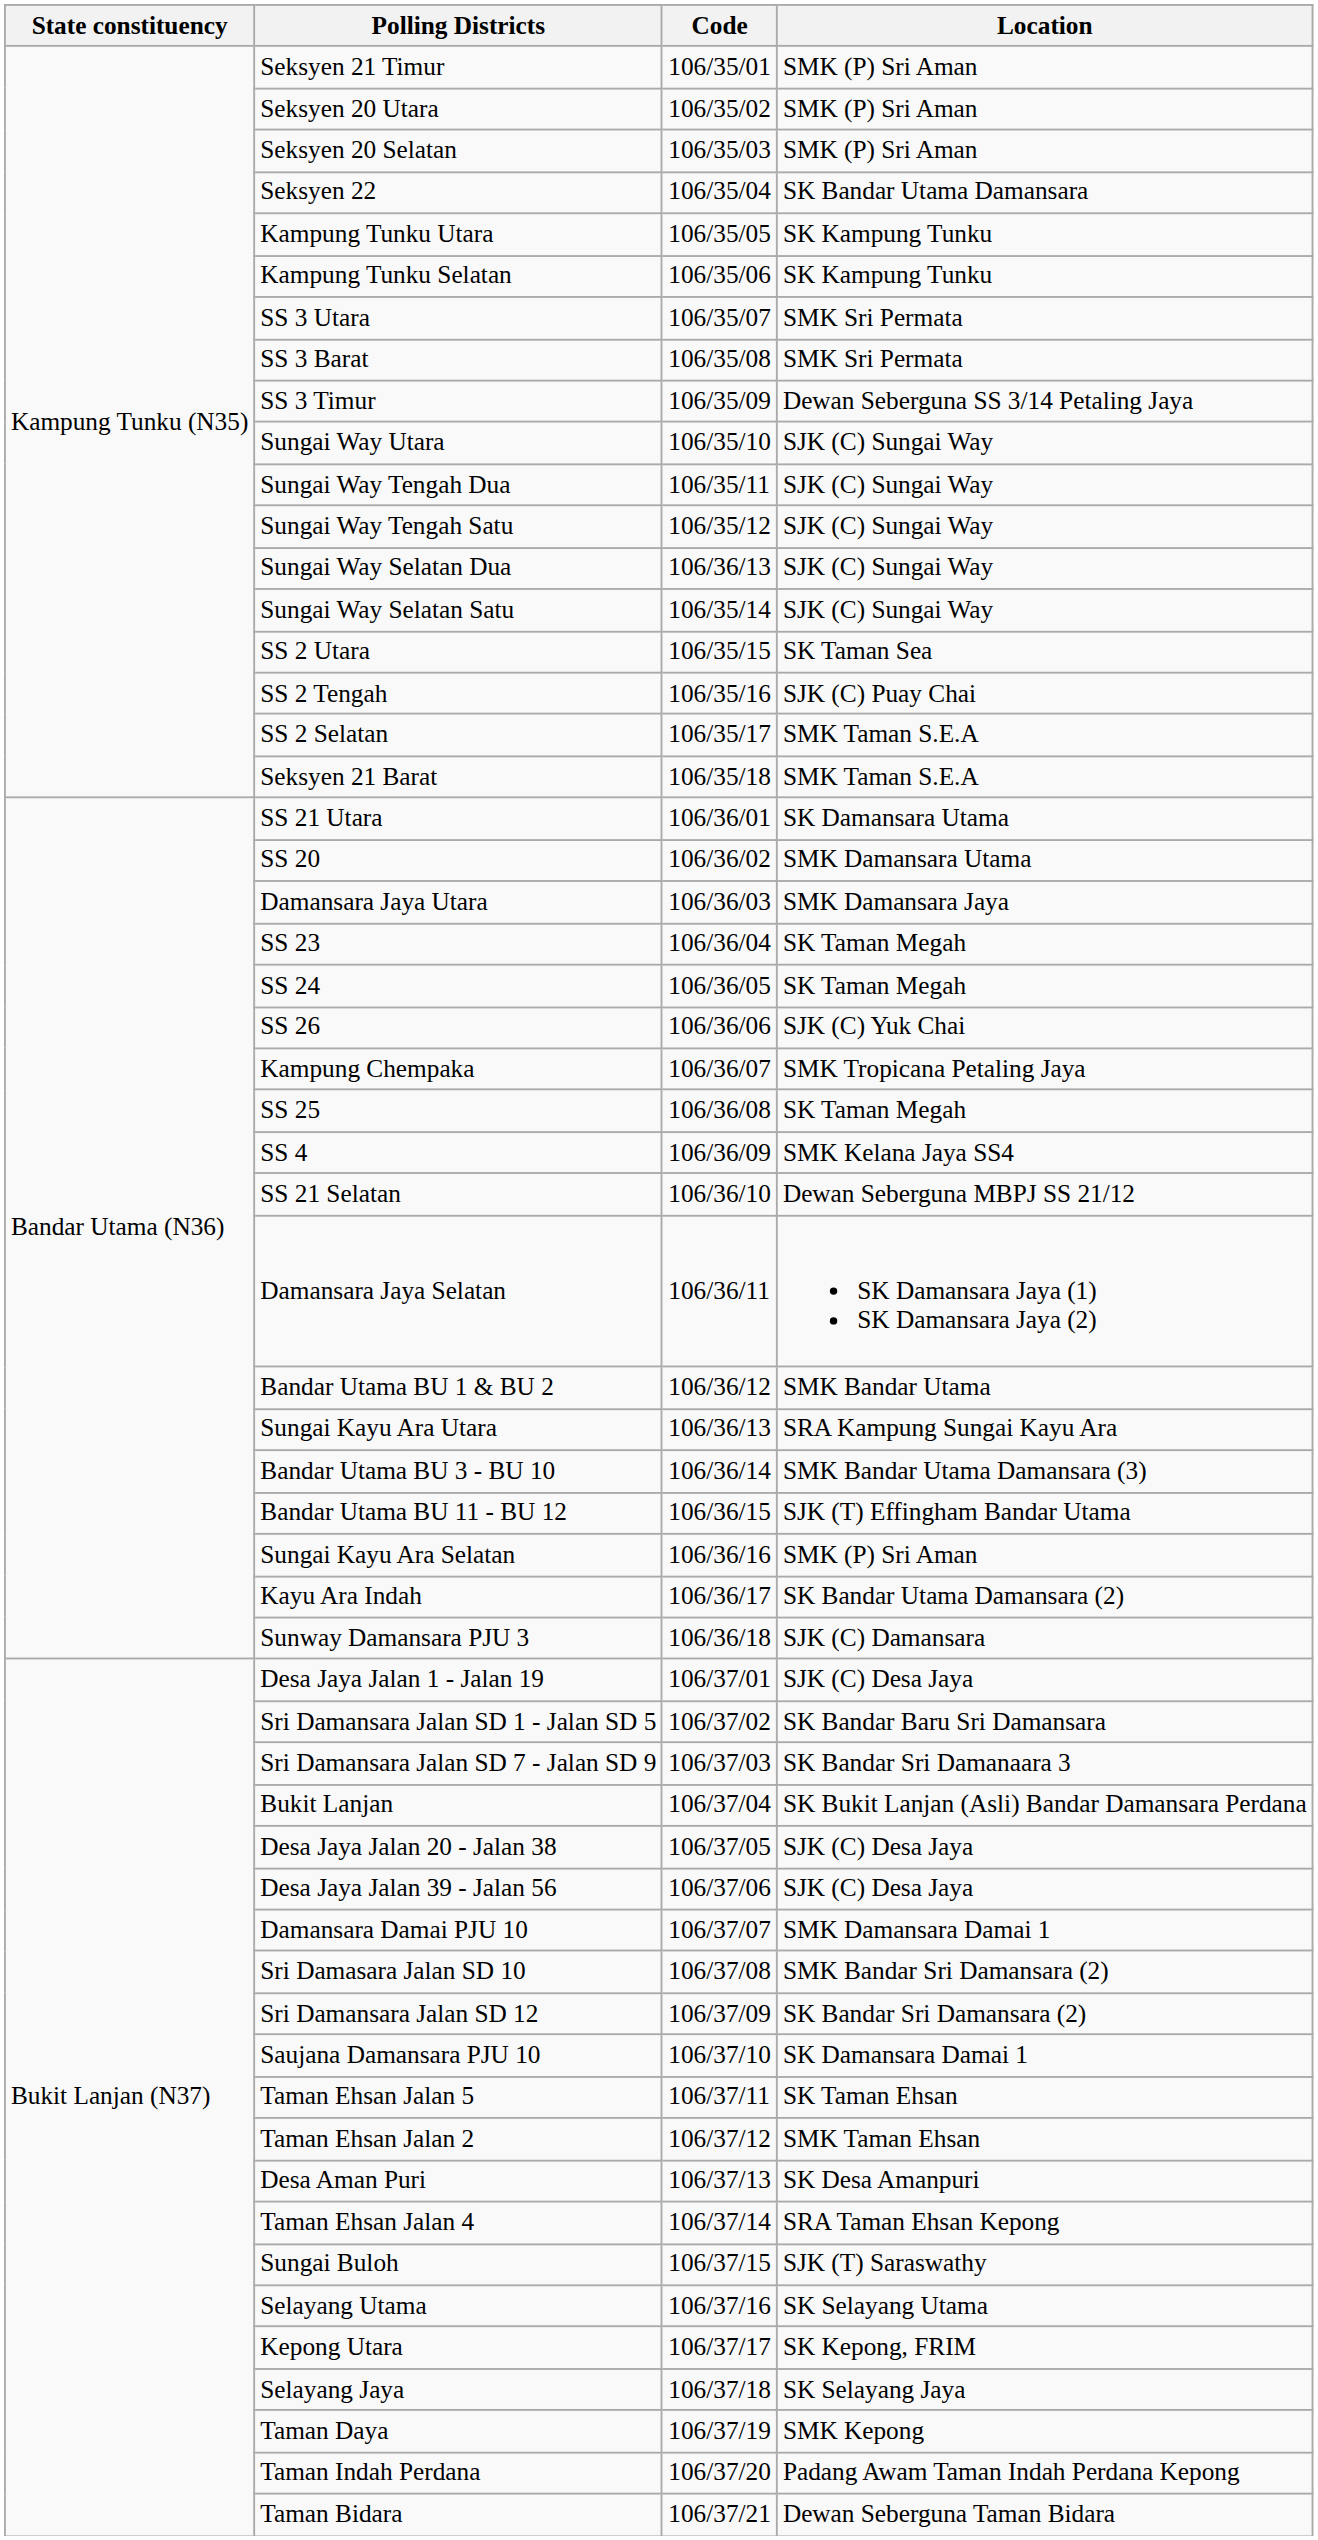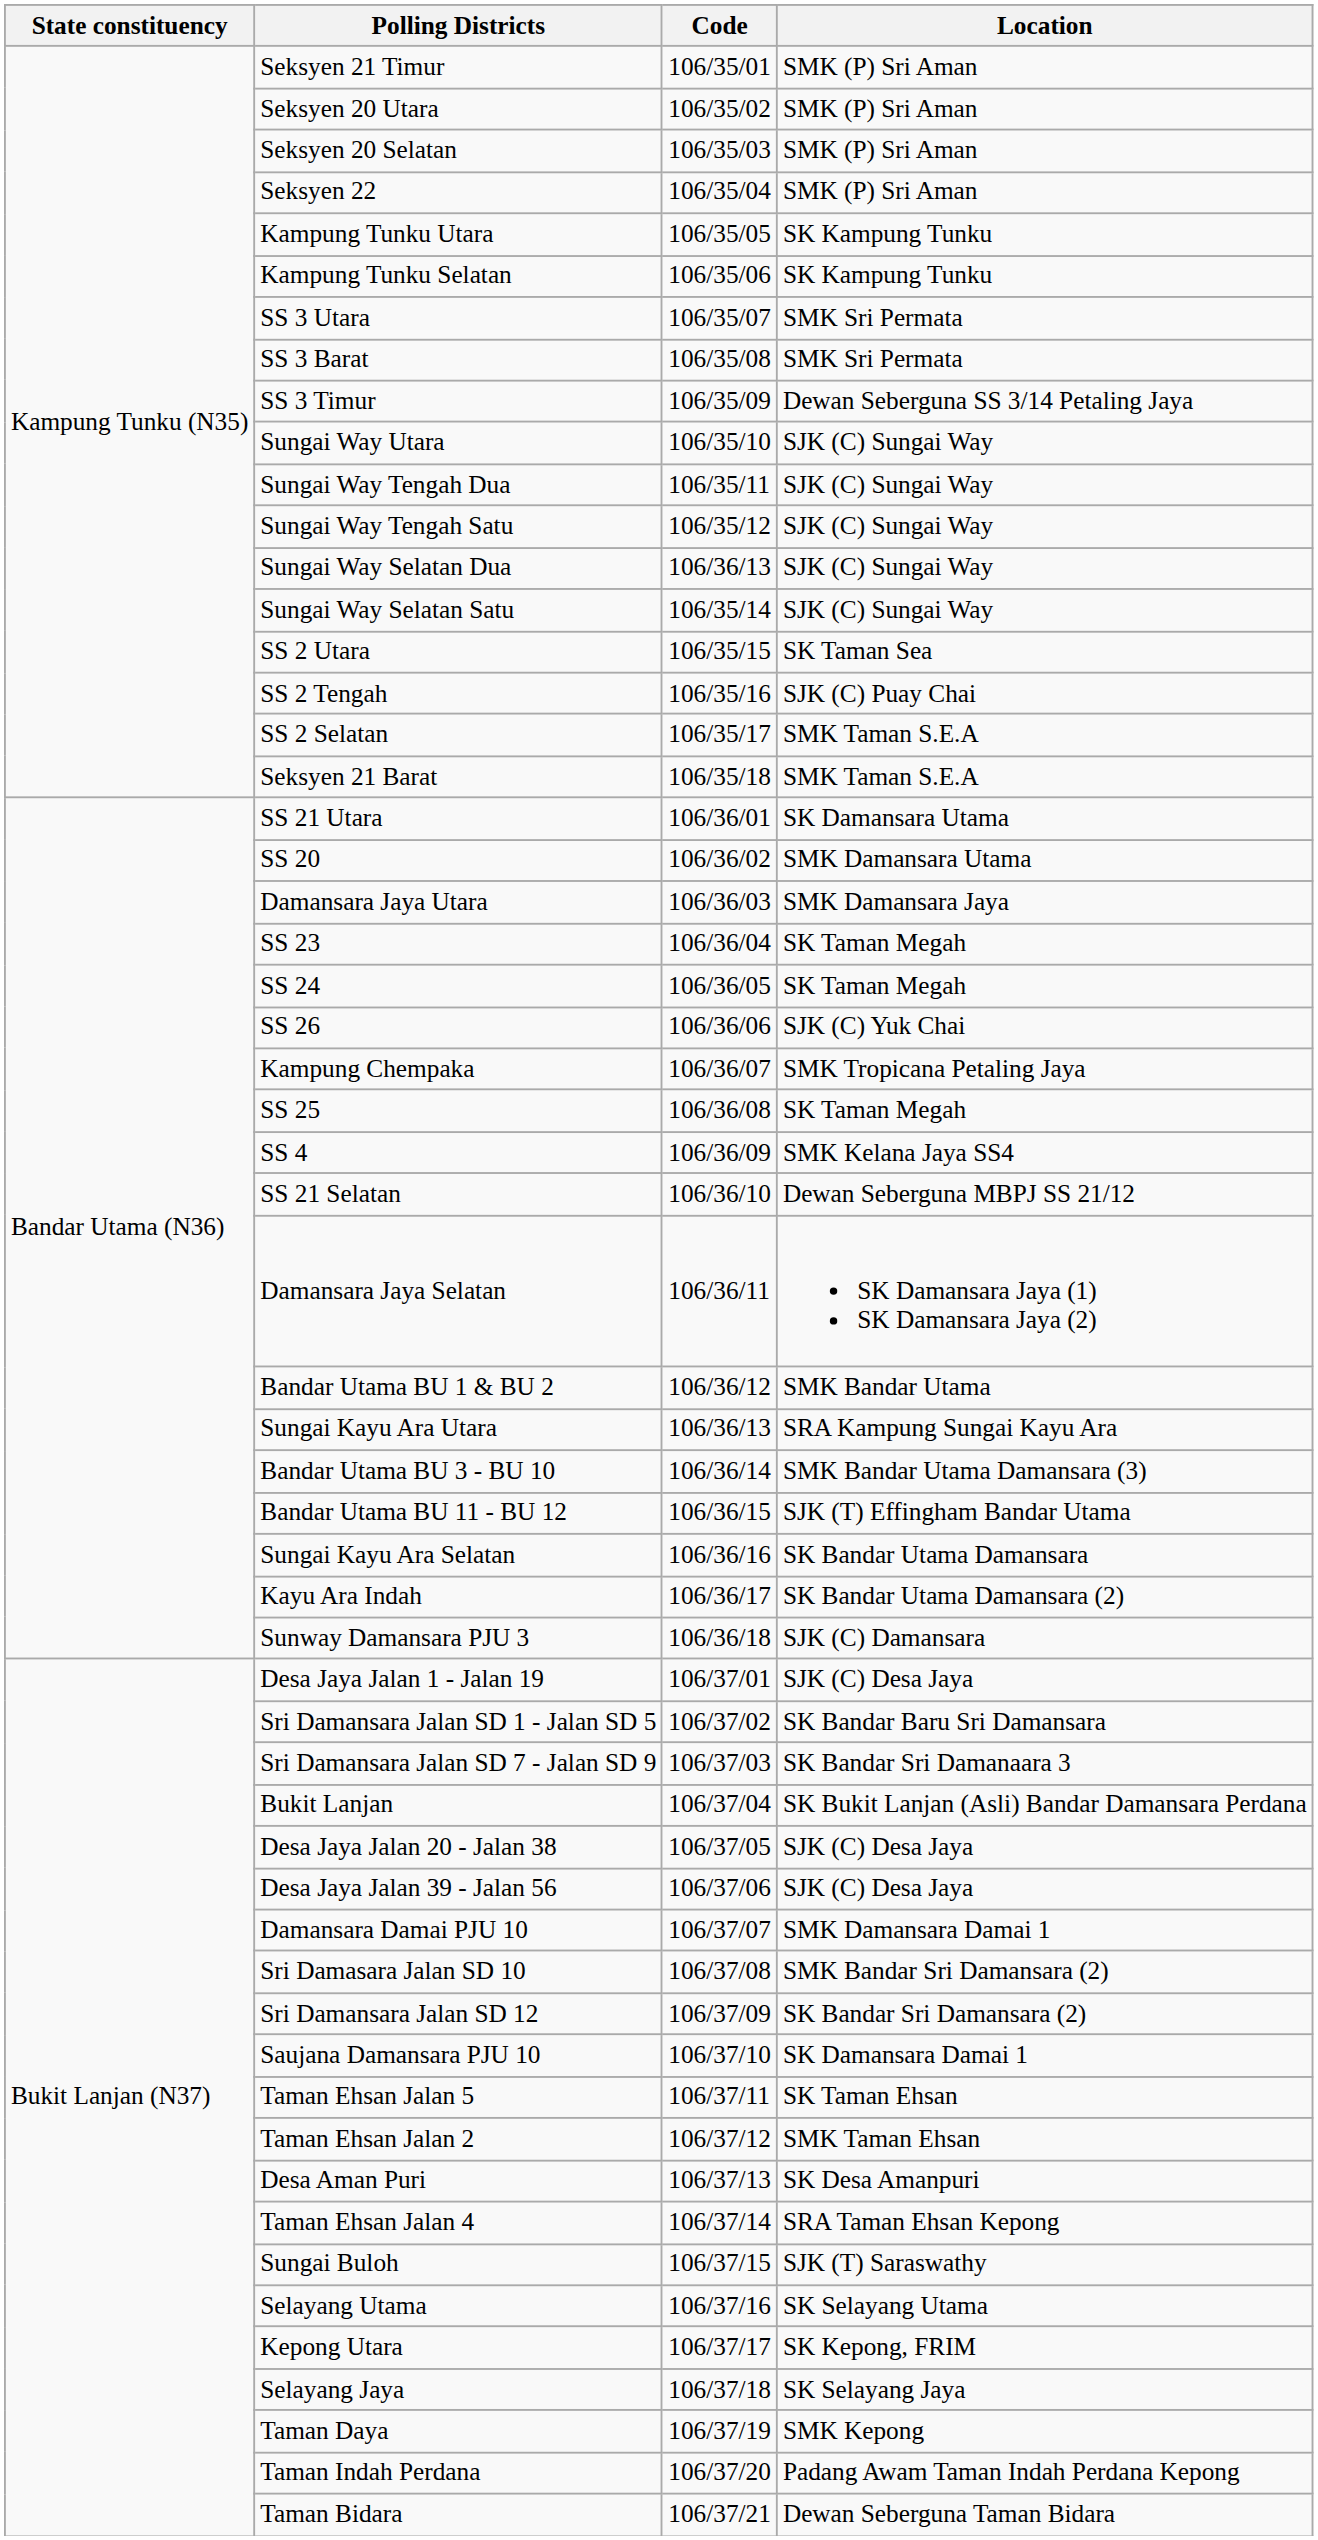(936, 191) SK Bandar Utama Damansara -> (880, 191) SMK (P) Sri Aman
(880, 1553) SMK (P) Sri Aman -> (936, 1553) SK Bandar Utama Damansara
